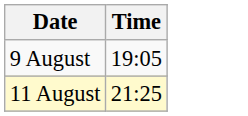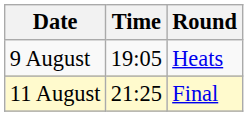+ column: (205, 22)
